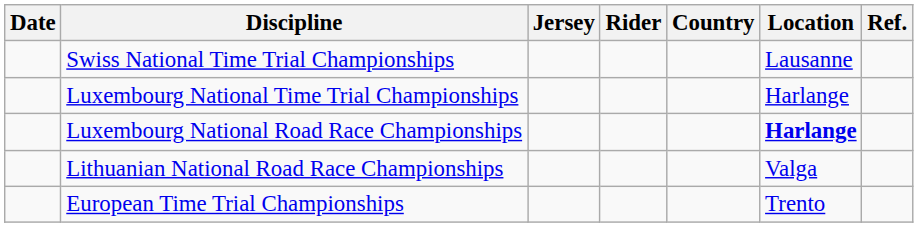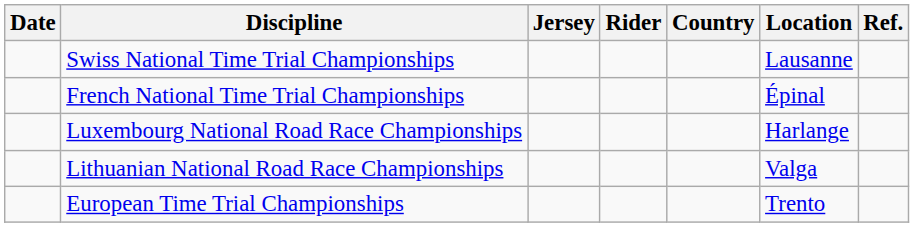+ row: (265, 95)
- row: (292, 95)
(811, 131) bold -> (807, 131) normal
